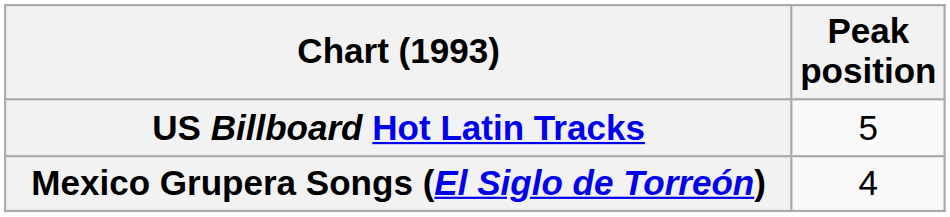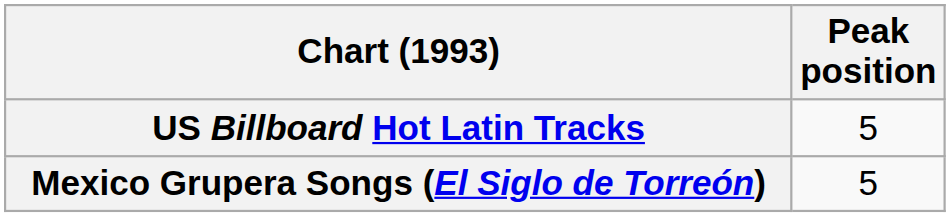(868, 182) 4 -> (868, 182) 5
